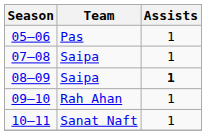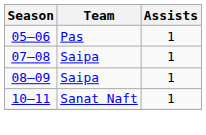(171, 78) bold -> (171, 78) normal
- row: (31, 99)
